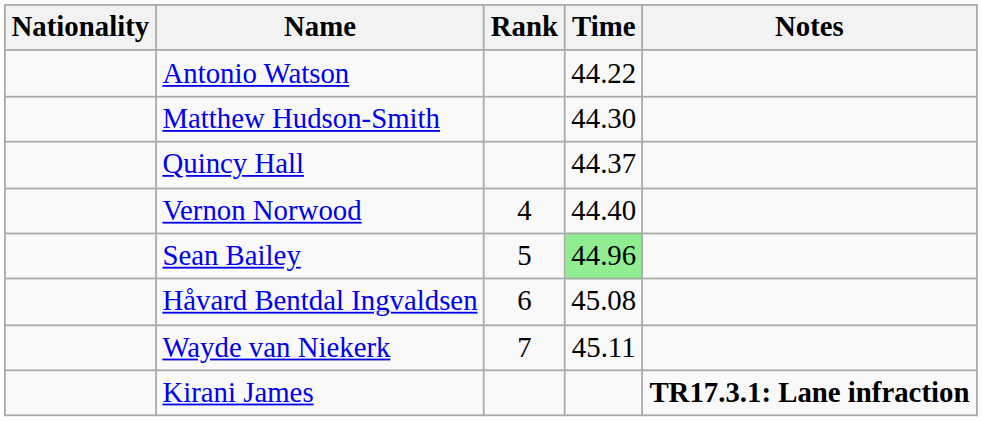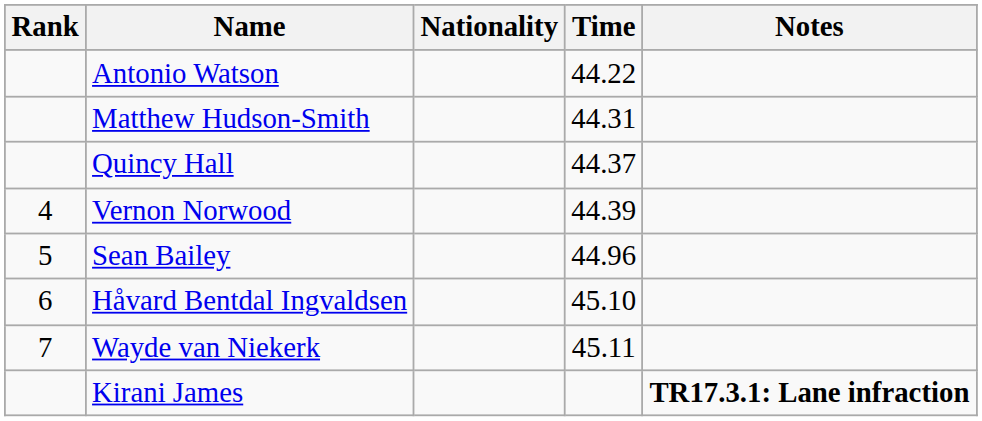columns swapped: (524, 27) <-> (80, 27)
(604, 118) 44.30 -> (604, 118) 44.31
(604, 210) 44.40 -> (604, 210) 44.39
(604, 255) lightgreen background -> (604, 255) no background
(604, 301) 45.08 -> (604, 301) 45.10
